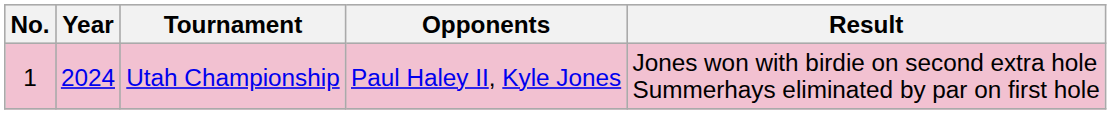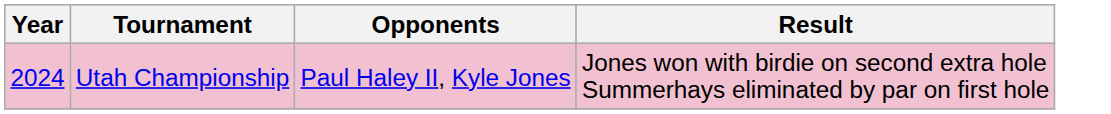- column: (30, 24)
